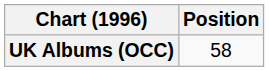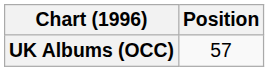(221, 50) 58 -> (221, 50) 57
